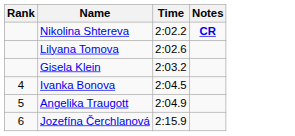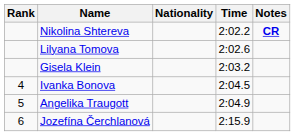+ column: (184, 13)
